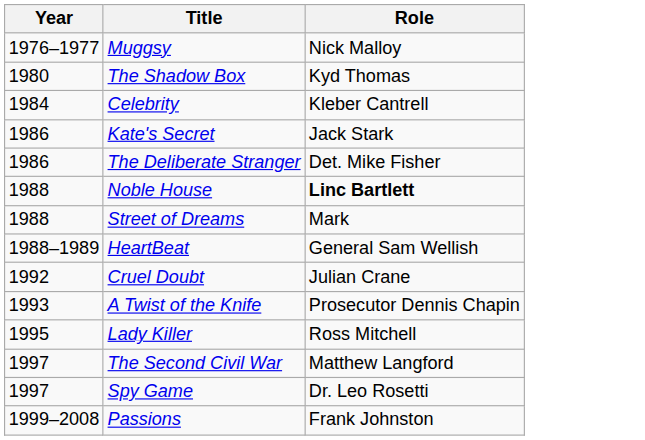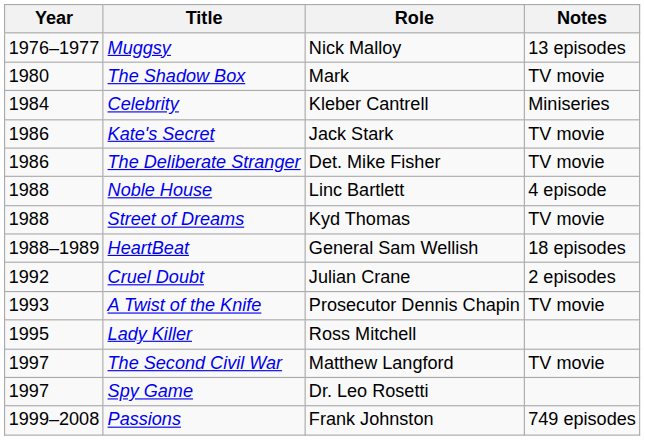+ column: (582, 18)
(359, 76) Kyd Thomas -> (329, 76) Mark
(362, 190) bold -> (357, 190) normal
(329, 219) Mark -> (359, 219) Kyd Thomas
